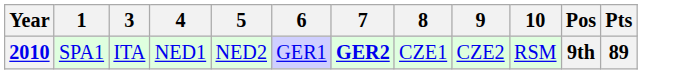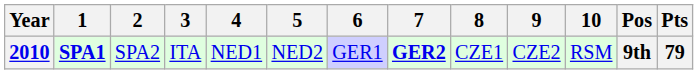+ column: (137, 20)
(81, 52) normal -> (82, 52) bold
(619, 52) 89 -> (675, 52) 79
